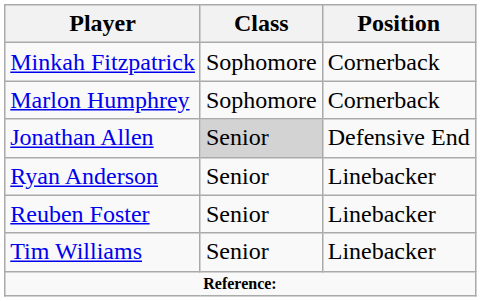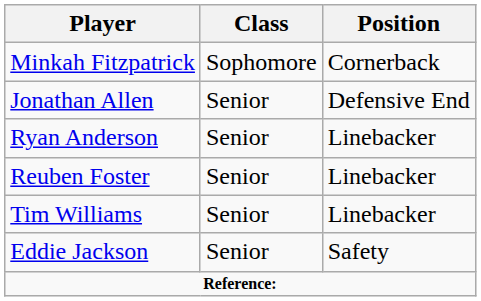- row: (100, 99)
(237, 137) lightgrey background -> (237, 99) no background
+ row: (79, 251)
